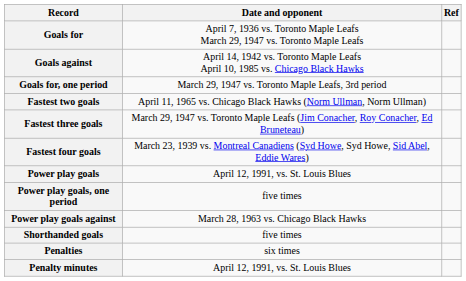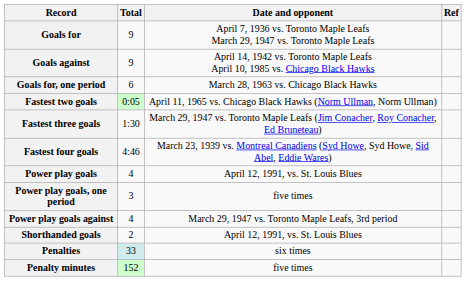+ column: (131, 13)
(282, 85) March 29, 1947 vs. Toronto Maple Leafs, 3rd period -> (293, 85) March 28, 1963 vs. Chicago Black Hawks
(282, 219) March 28, 1963 vs. Chicago Black Hawks -> (293, 219) March 29, 1947 vs. Toronto Maple Leafs, 3rd period
(282, 235) five times -> (293, 235) April 12, 1991, vs. St. Louis Blues
(282, 268) April 12, 1991, vs. St. Louis Blues -> (293, 268) five times
